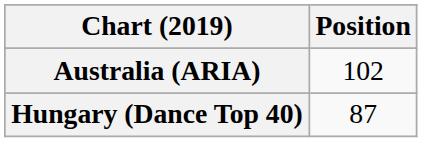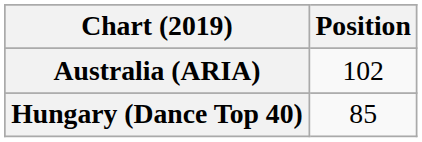(363, 114) 87 -> (363, 114) 85
